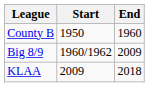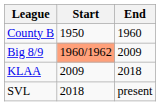(86, 52) no background -> (86, 52) lightsalmon background
+ row: (19, 91)
